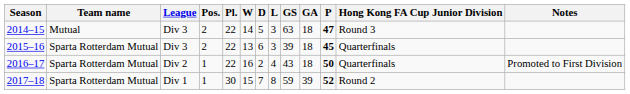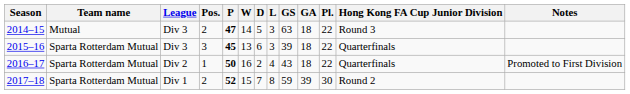columns swapped: (231, 13) <-> (328, 13)
(204, 47) 2 -> (204, 47) 3
(204, 81) 1 -> (204, 81) 2
